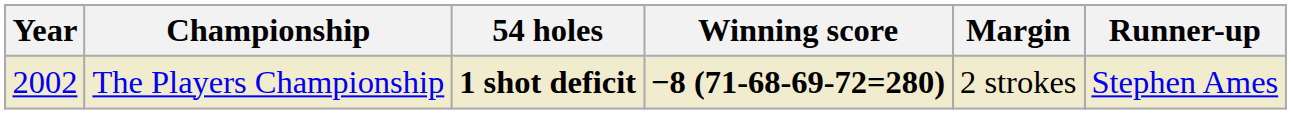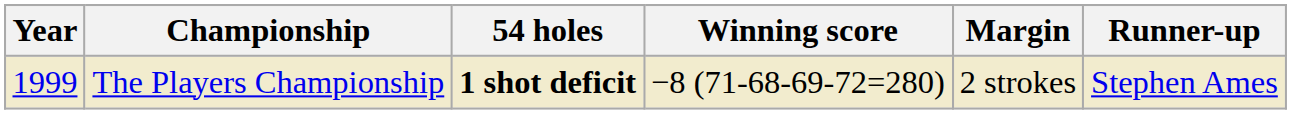(45, 81) 2002 -> (45, 81) 1999
(798, 81) bold -> (798, 81) normal
